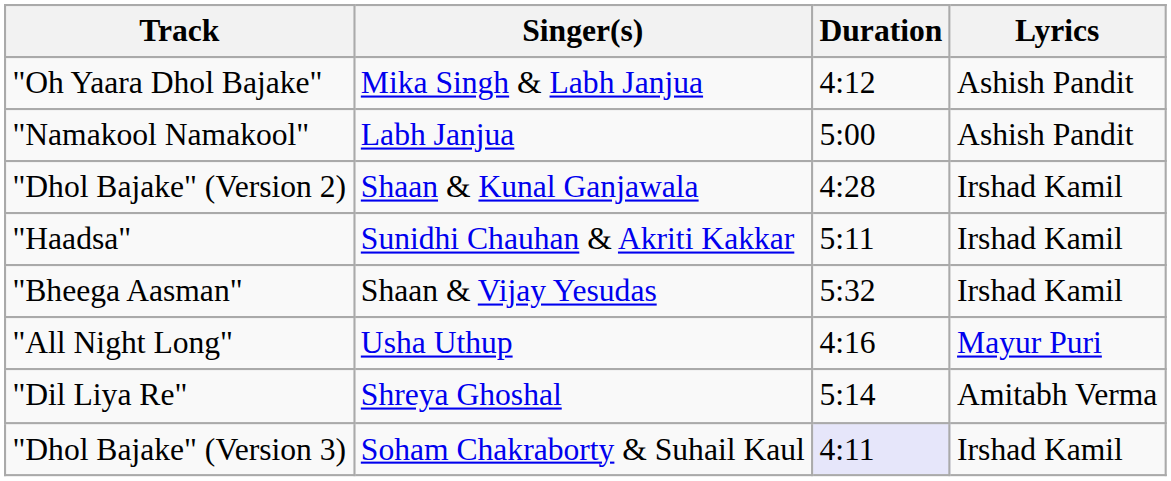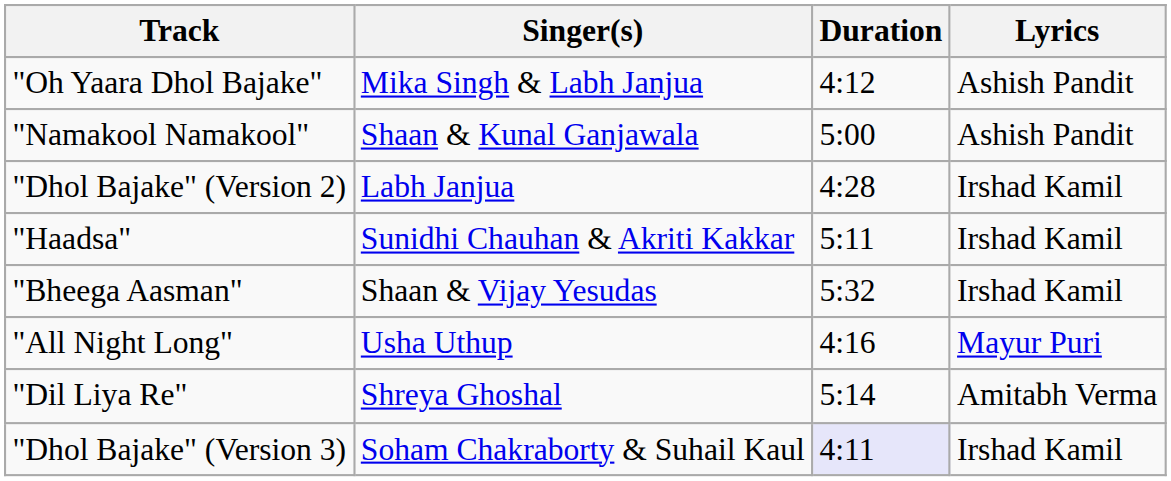(438, 135) Labh Janjua -> (530, 135) Shaan & Kunal Ganjawala
(530, 187) Shaan & Kunal Ganjawala -> (438, 187) Labh Janjua
